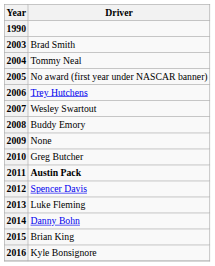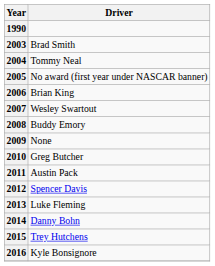(59, 92) Trey Hutchens -> (52, 92) Brian King
(56, 173) bold -> (54, 173) normal
(52, 237) Brian King -> (59, 237) Trey Hutchens
